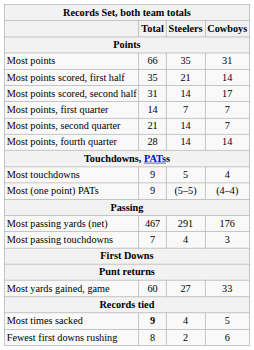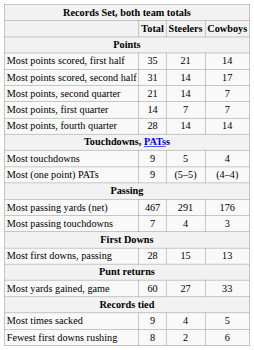- row: (31, 61)
rows swapped: (58, 110) <-> (64, 126)
+ row: (59, 256)
(153, 321) bold -> (153, 321) normal
